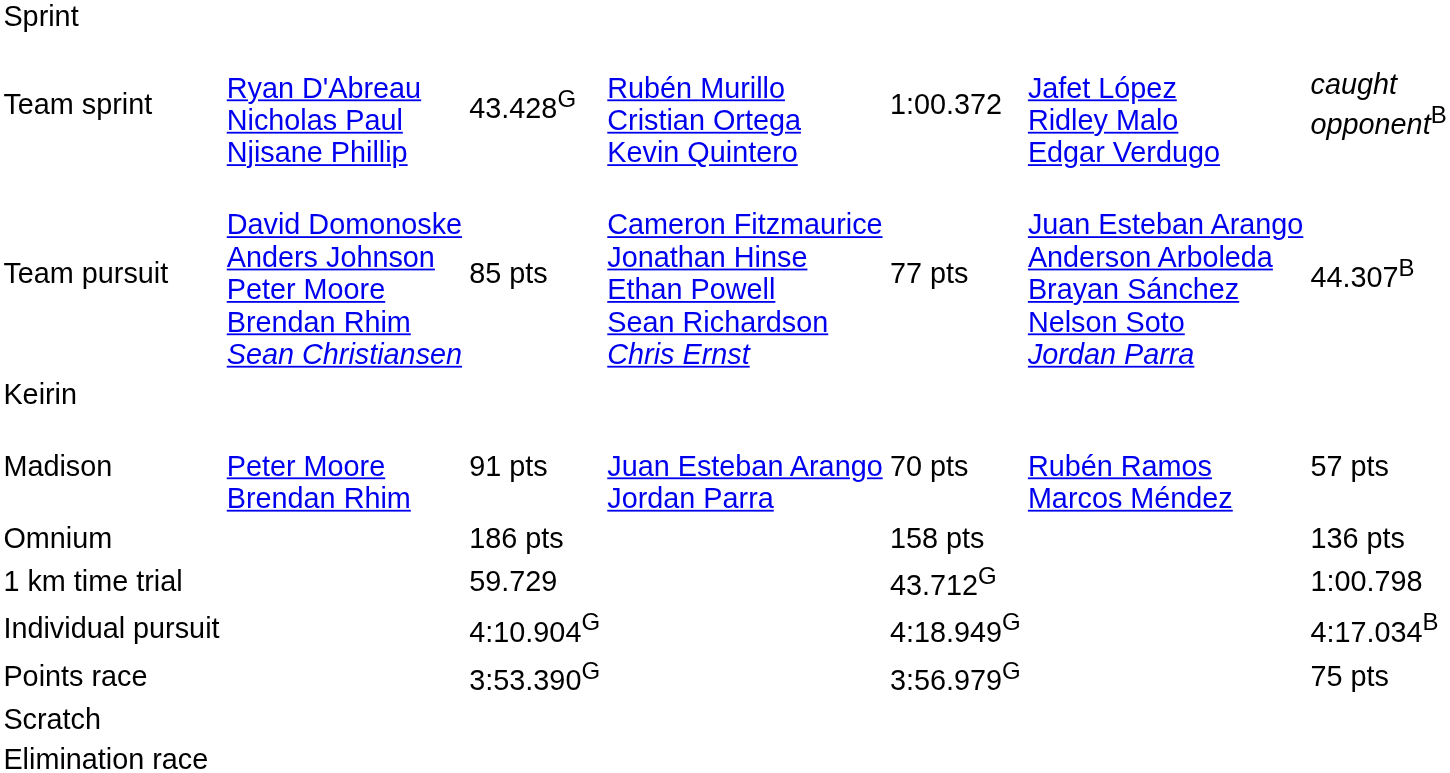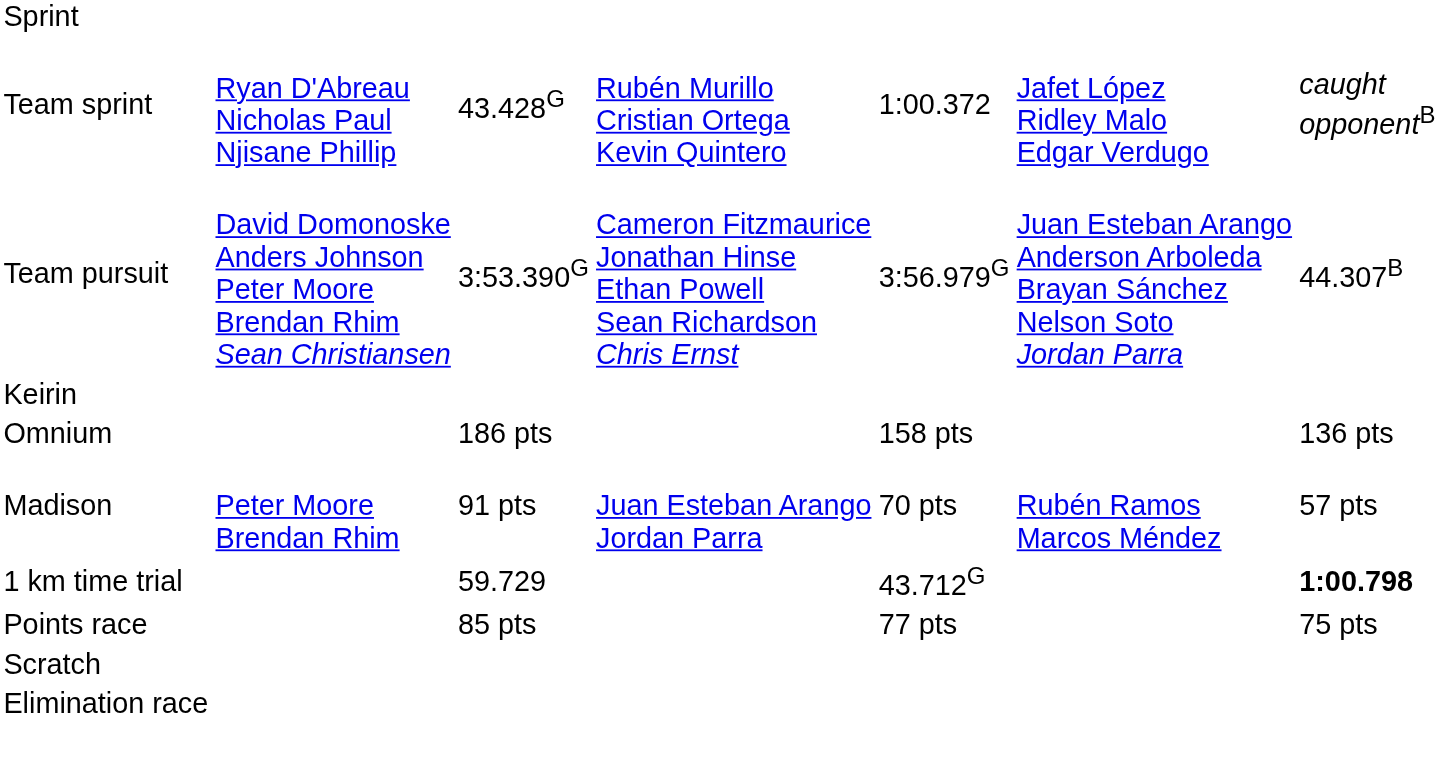(509, 273) 85 pts -> (523, 273) 3:53.390G
(929, 273) 77 pts -> (944, 273) 3:56.979G
rows swapped: (58, 538) <-> (58, 466)
(1367, 581) normal -> (1356, 581) bold
- row: (111, 629)
(535, 676) 3:53.390G -> (497, 625) 85 pts
(955, 676) 3:56.979G -> (918, 625) 77 pts
